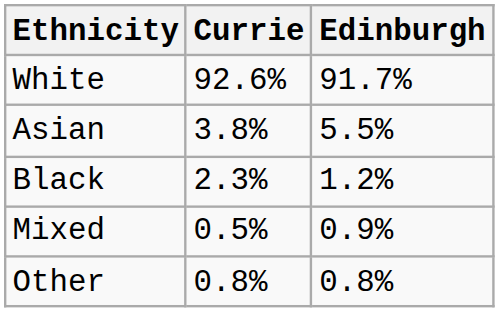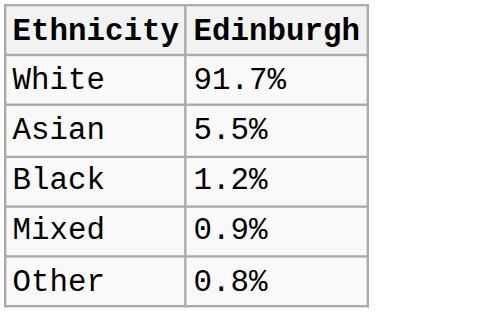- column: (249, 30)
